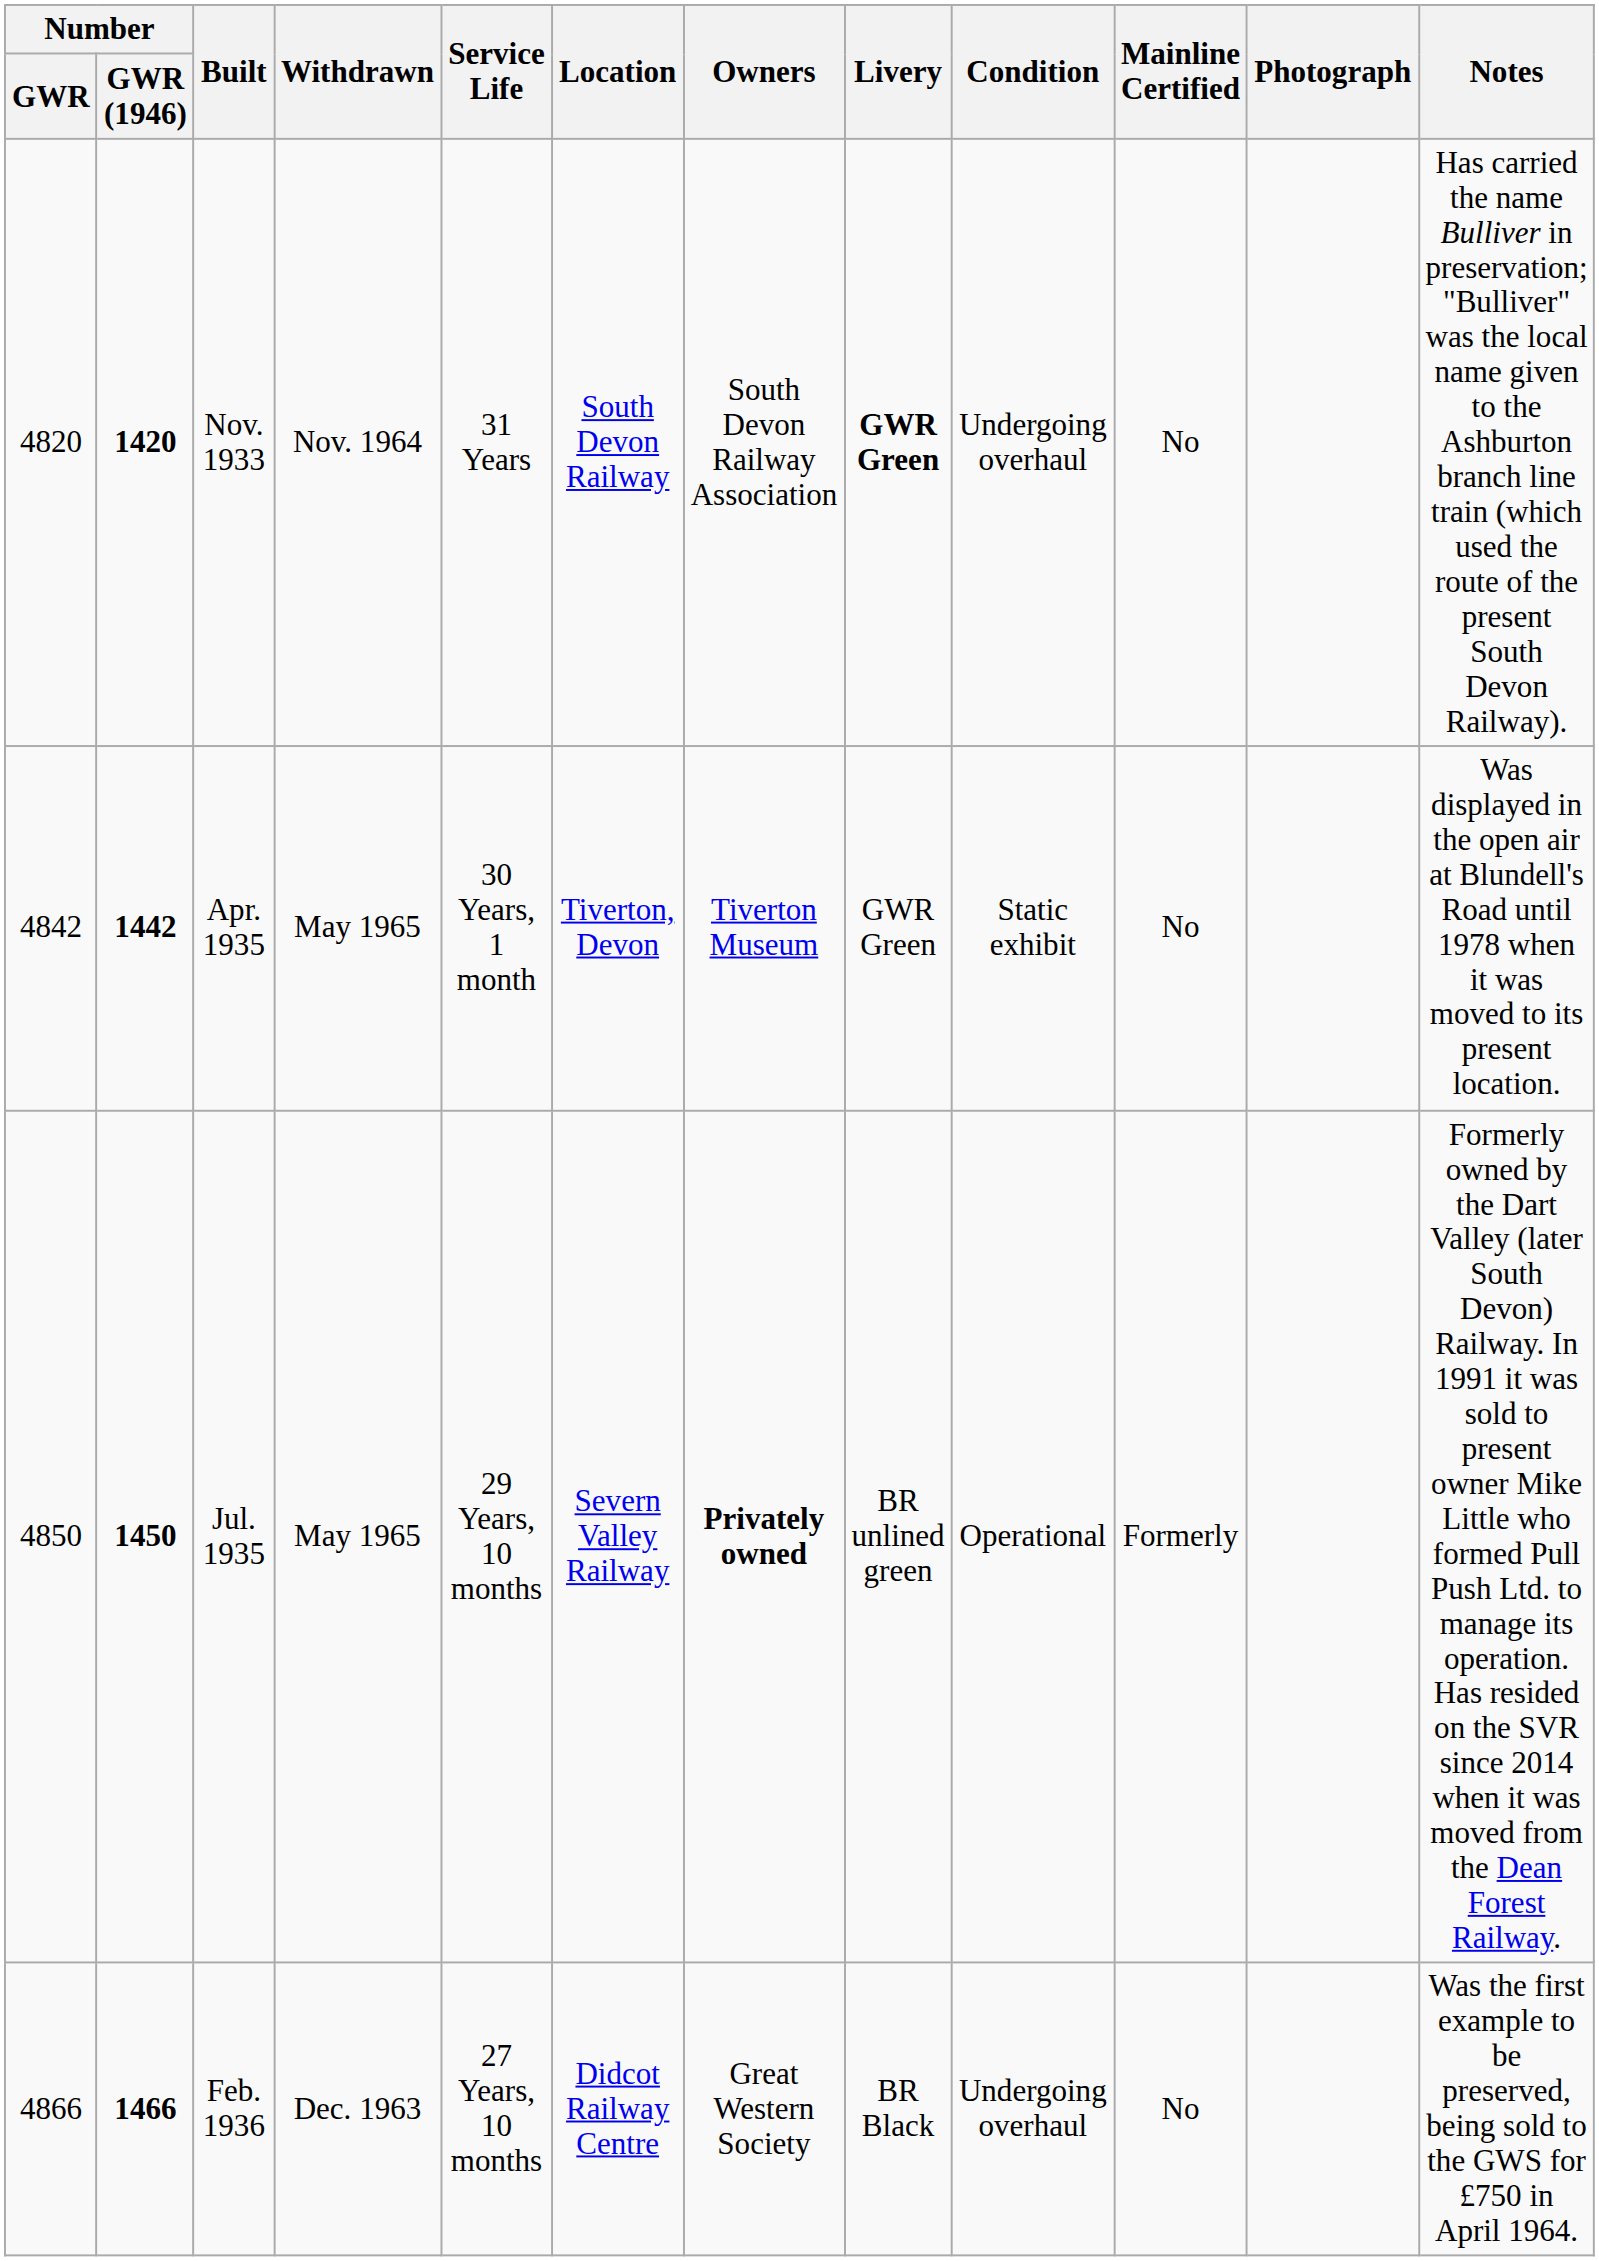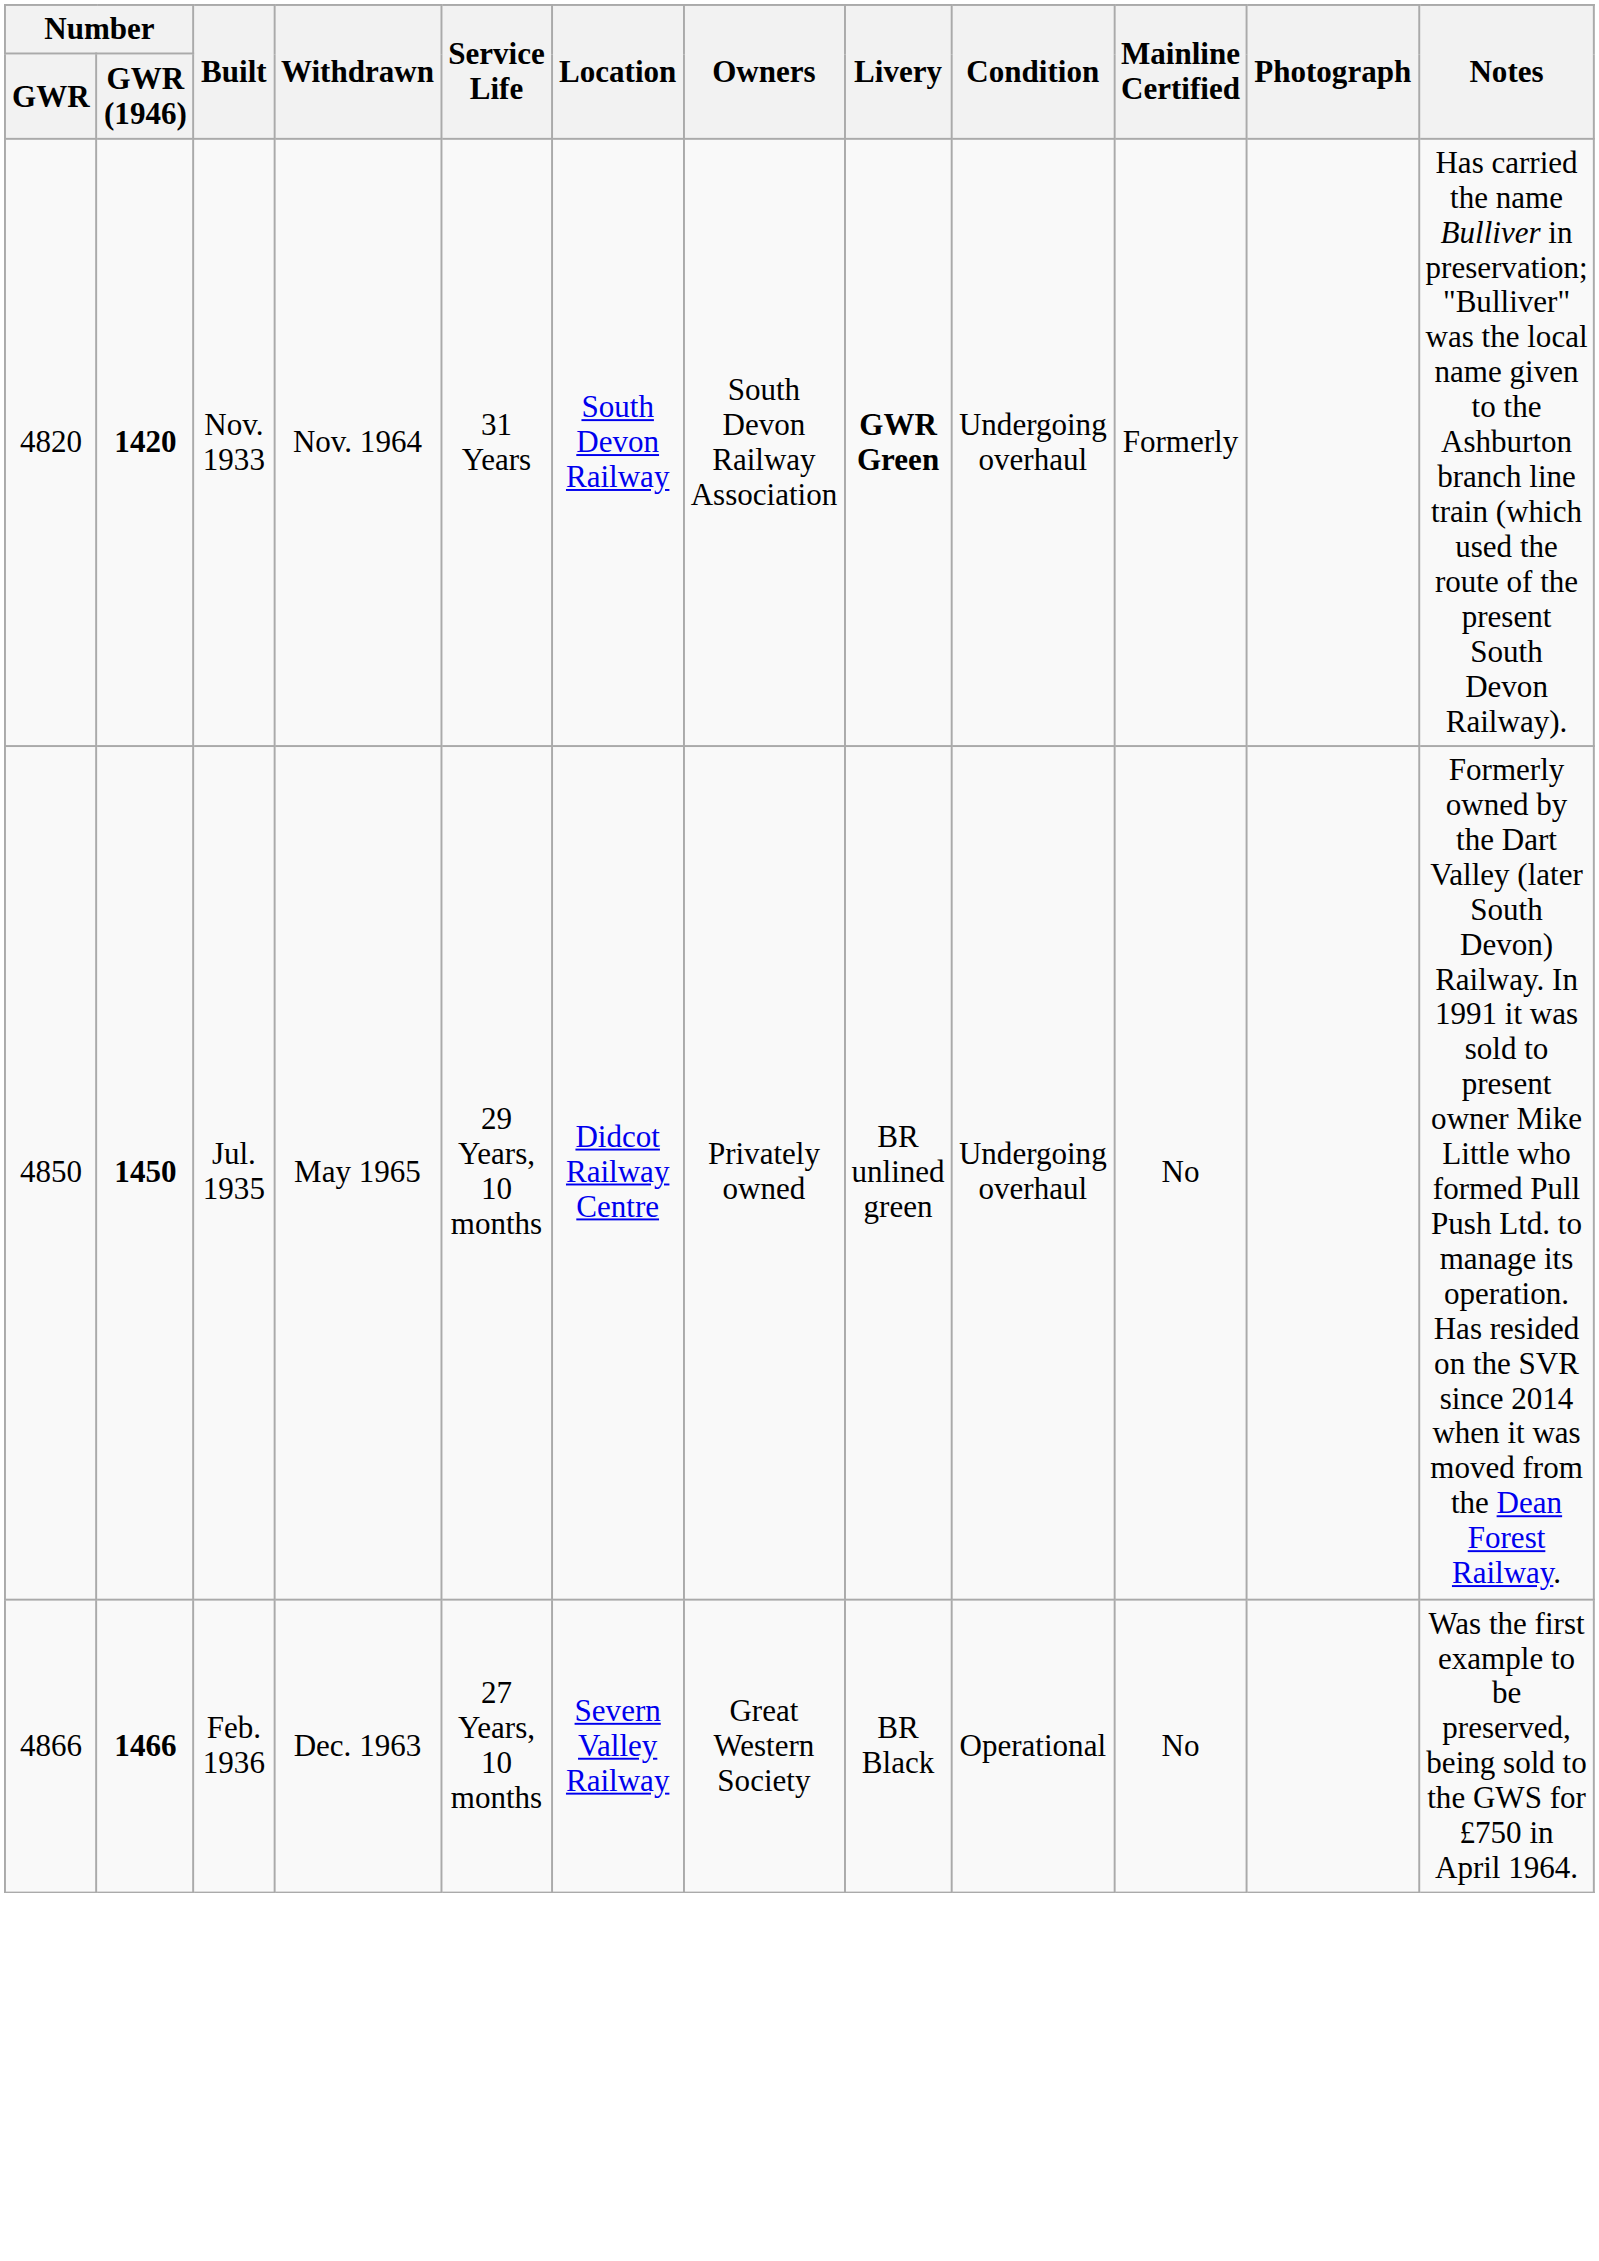(1180, 441) No -> (1180, 441) Formerly
- row: (234, 927)
(618, 1535) Severn Valley Railway -> (618, 1172) Didcot Railway Centre
(764, 1535) bold -> (764, 1172) normal
(1033, 1535) Operational -> (1033, 1172) Undergoing overhaul
(1180, 1535) Formerly -> (1180, 1172) No
(618, 2108) Didcot Railway Centre -> (618, 1745) Severn Valley Railway
(1033, 2108) Undergoing overhaul -> (1033, 1745) Operational
